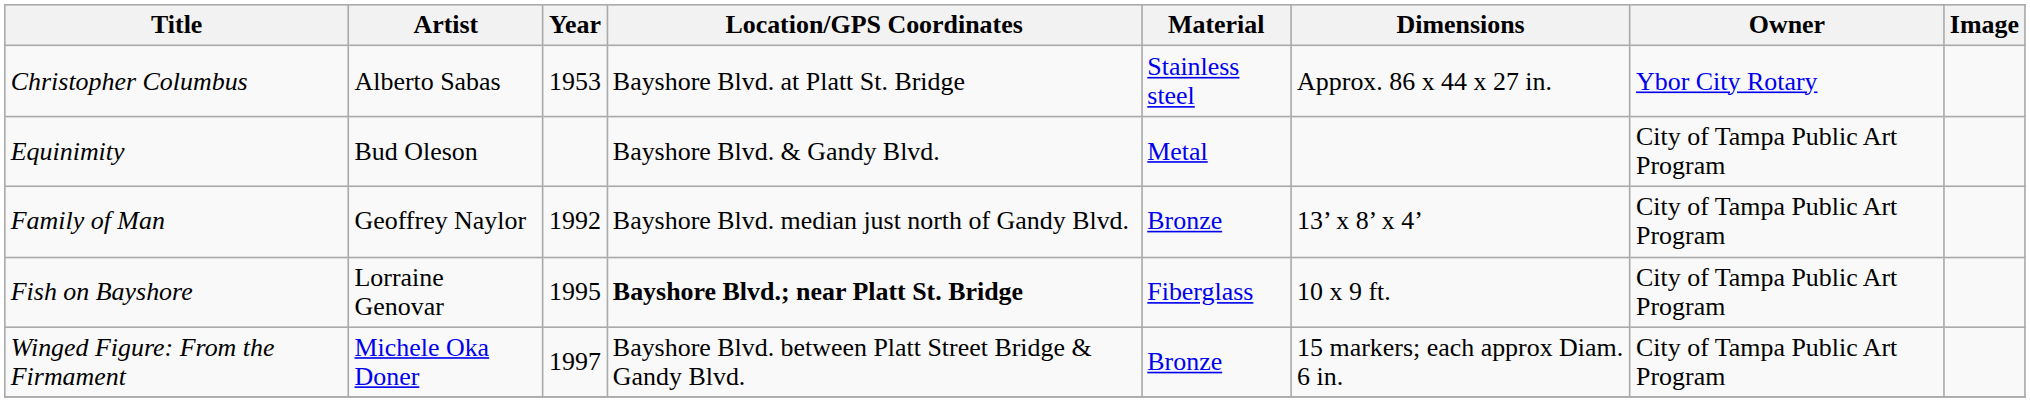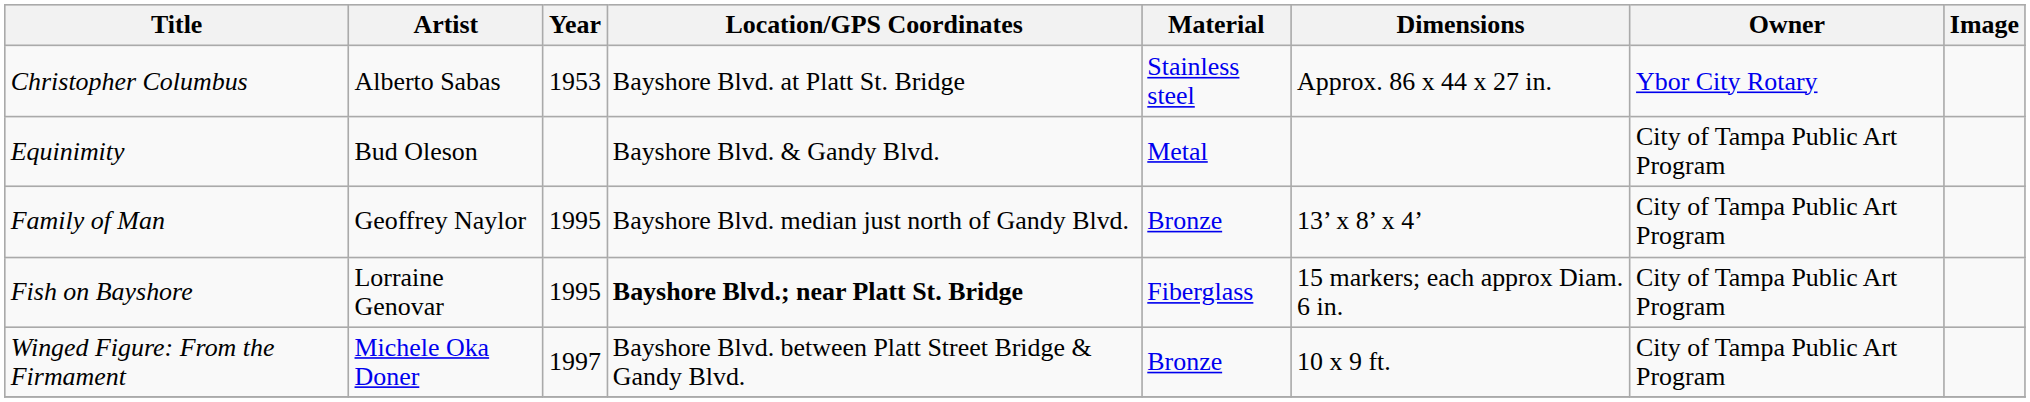(575, 221) 1992 -> (575, 221) 1995
(1344, 291) 10 x 9 ft. -> (1460, 291) 15 markers; each approx Diam. 6 in.
(1460, 361) 15 markers; each approx Diam. 6 in. -> (1344, 361) 10 x 9 ft.
